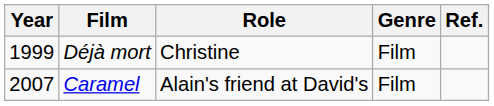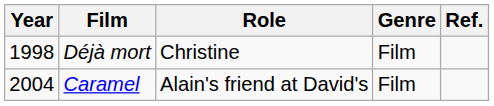(32, 52) 1999 -> (32, 52) 1998
(32, 84) 2007 -> (32, 84) 2004
